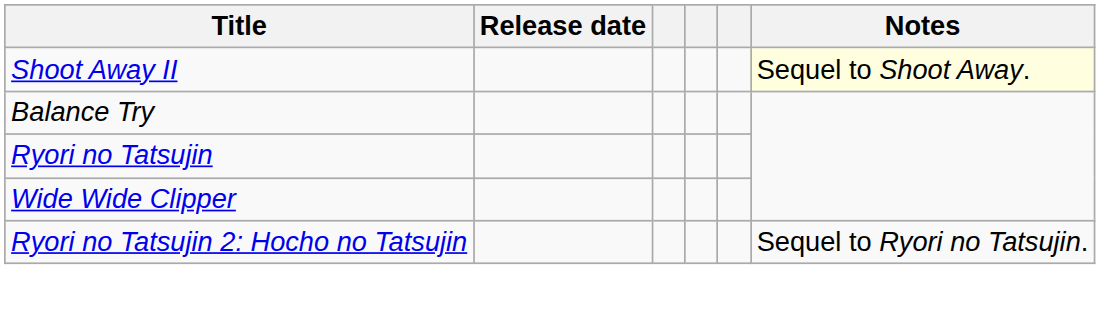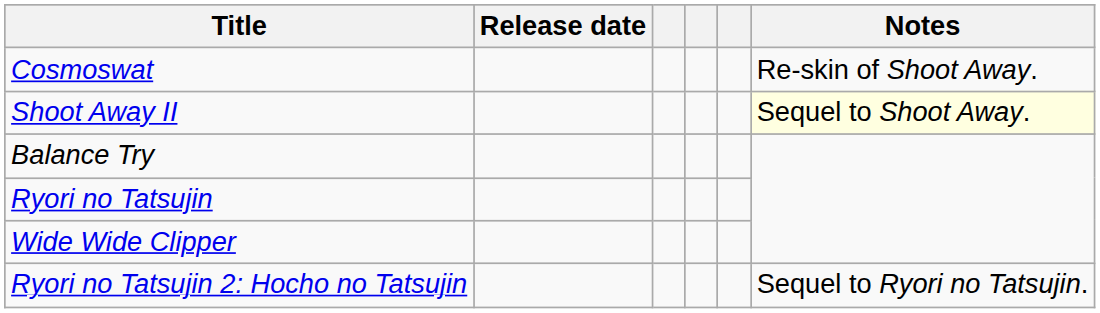+ row: (82, 69)
